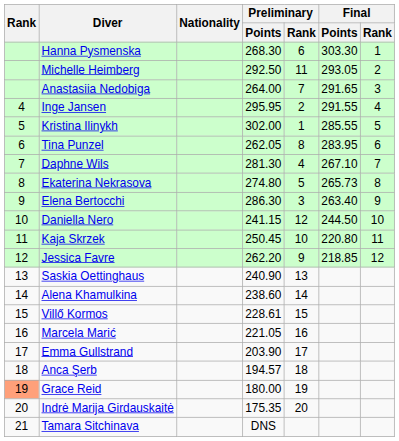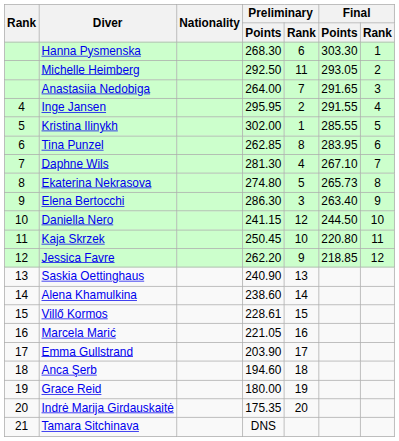(263, 145) 262.05 -> (263, 145) 262.85
(263, 370) 194.57 -> (263, 370) 194.60
(22, 389) lightsalmon background -> (22, 389) no background
